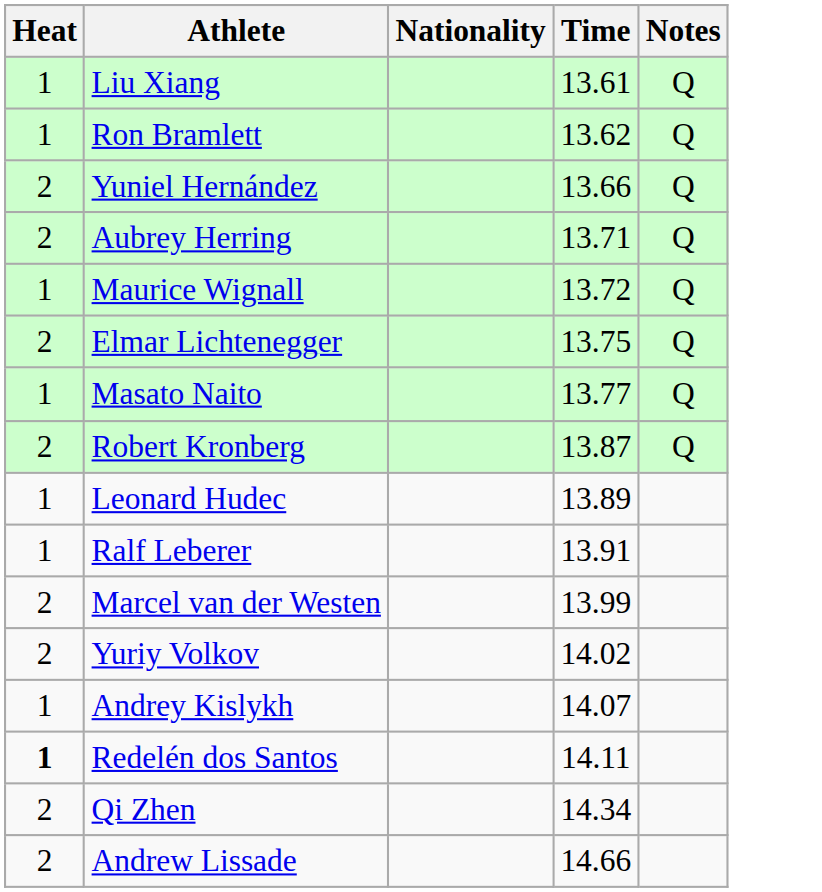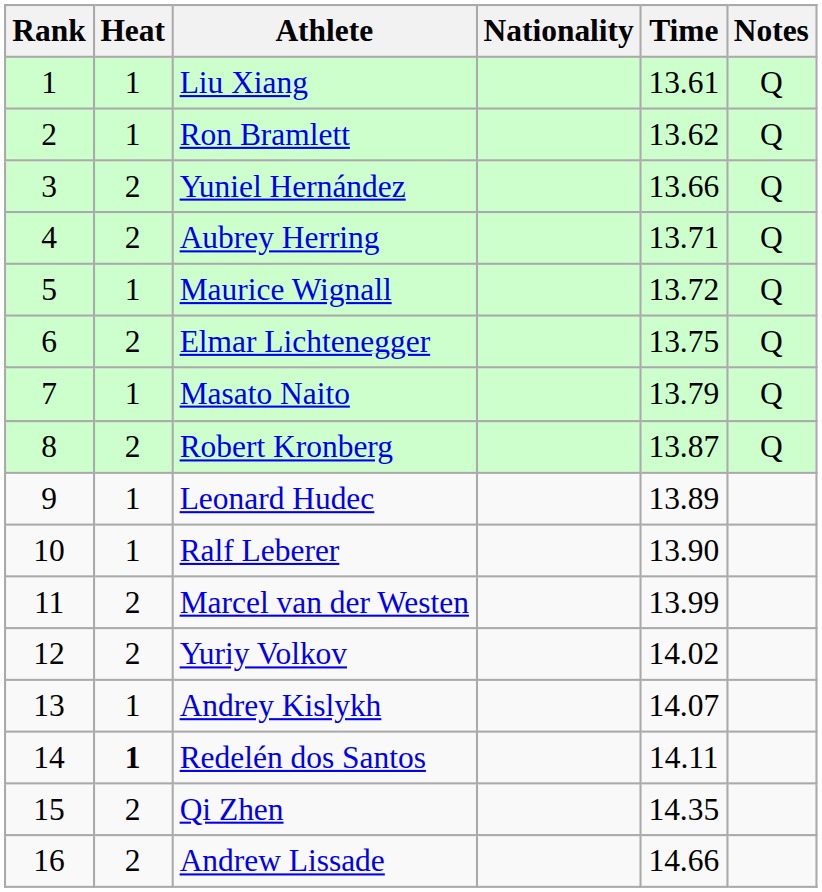+ column: (49, 30)
(596, 393) 13.77 -> (684, 393) 13.79
(596, 549) 13.91 -> (684, 549) 13.90
(596, 808) 14.34 -> (684, 808) 14.35
